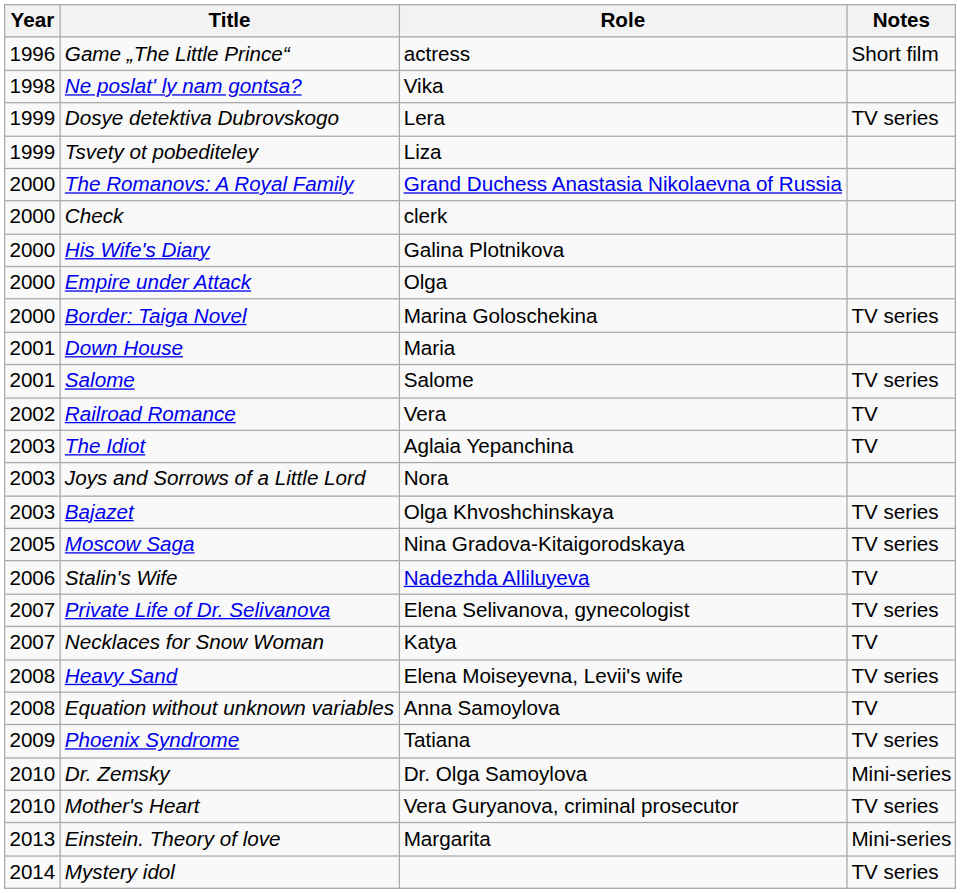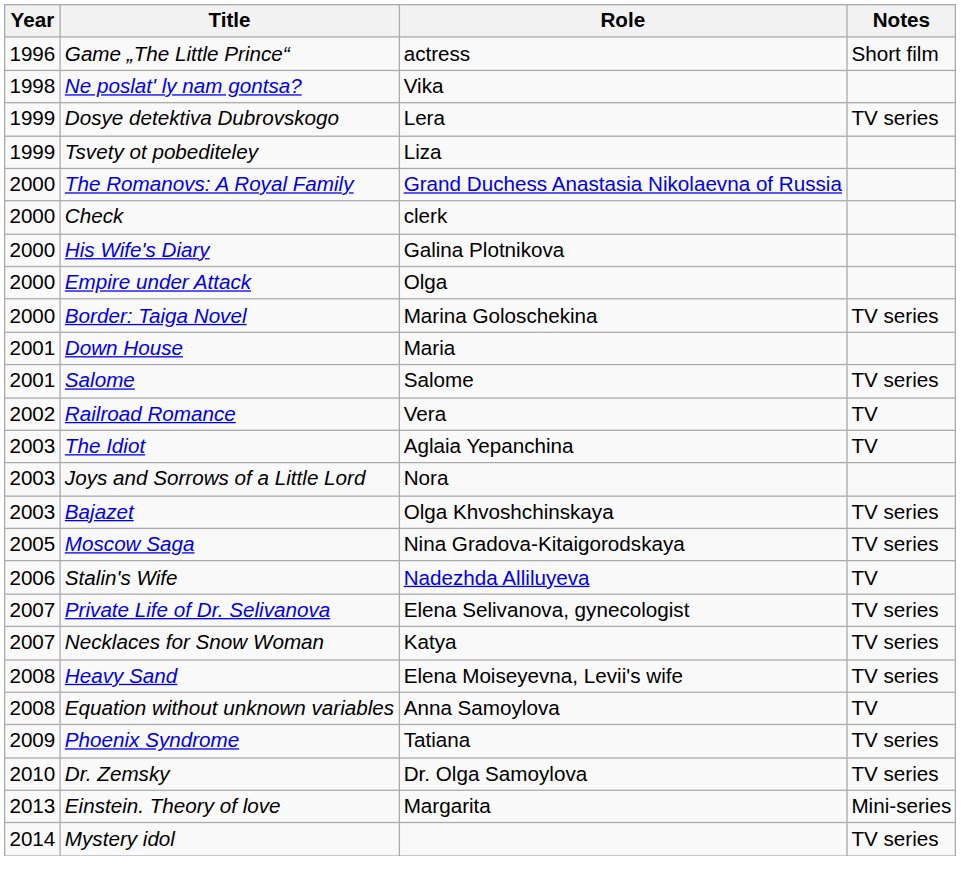(865, 642) TV -> (895, 642) TV series
(901, 773) Mini-series -> (895, 773) TV series
- row: (132, 806)
